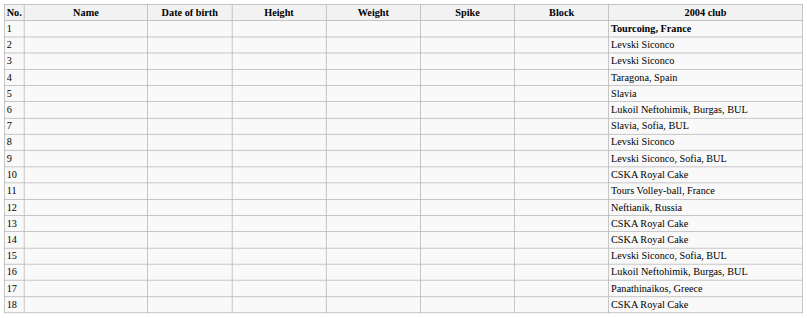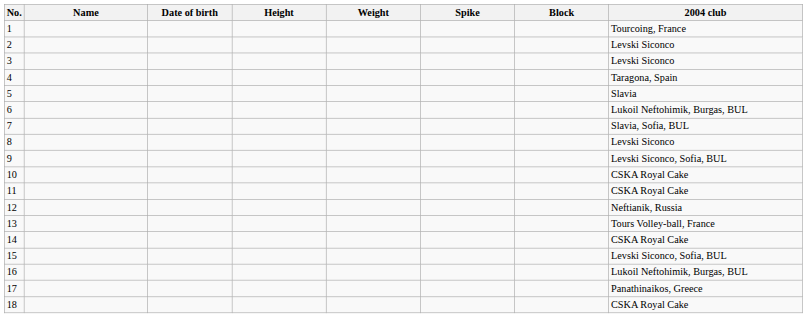(651, 28) bold -> (648, 28) normal
(663, 191) Tours Volley-ball, France -> (650, 191) CSKA Royal Cake
(650, 223) CSKA Royal Cake -> (663, 223) Tours Volley-ball, France
